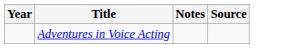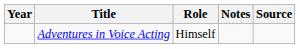+ column: (195, 14)
